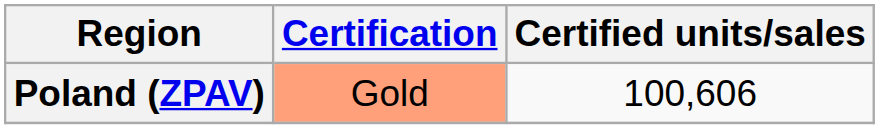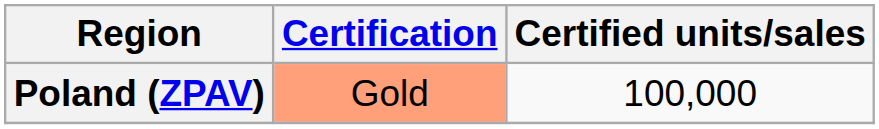(690, 92) 100,606 -> (690, 92) 100,000
